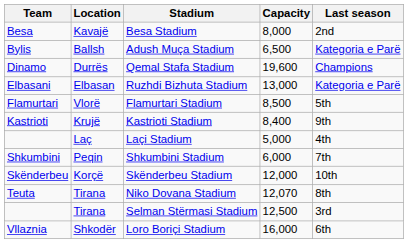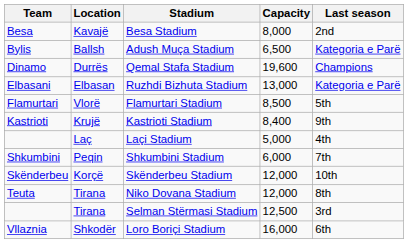(280, 193) 12,070 -> (280, 193) 12,000
